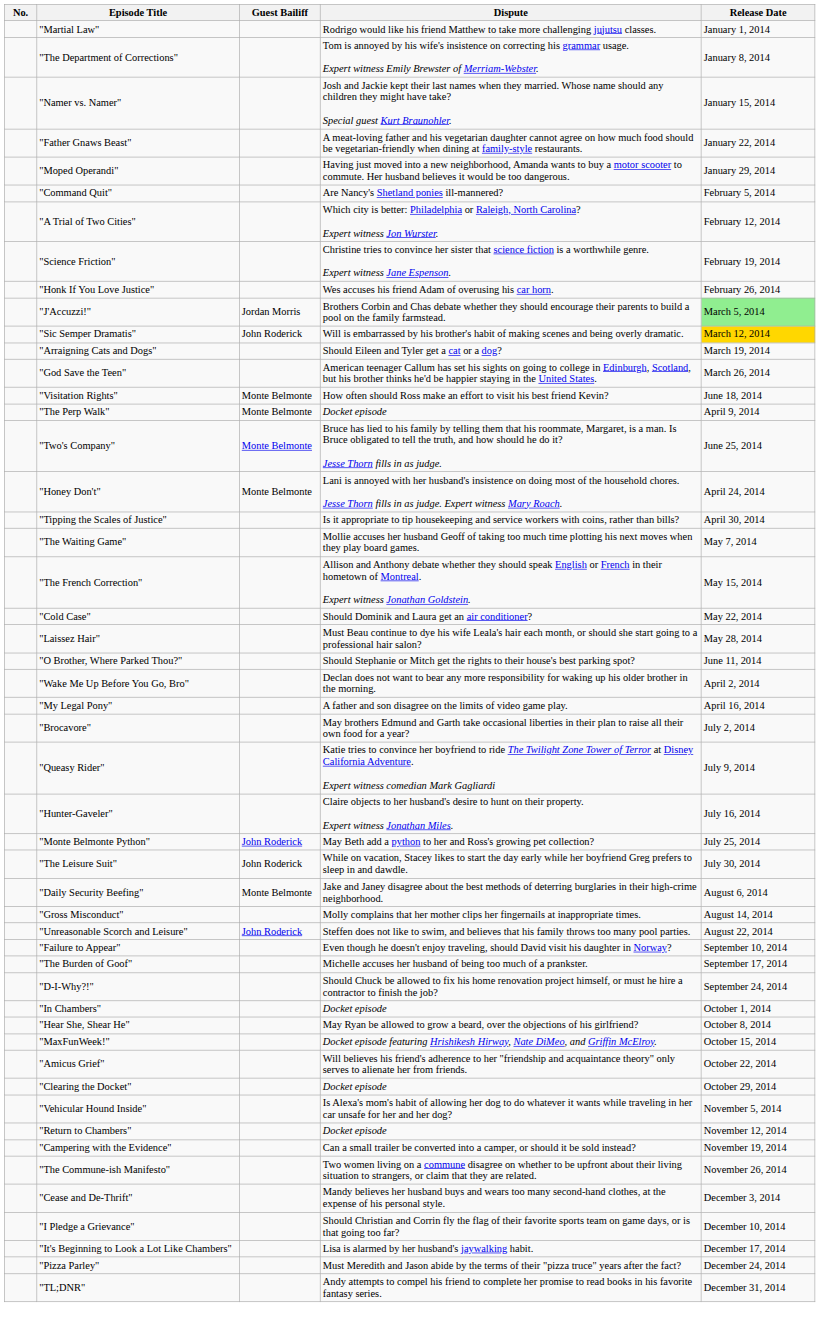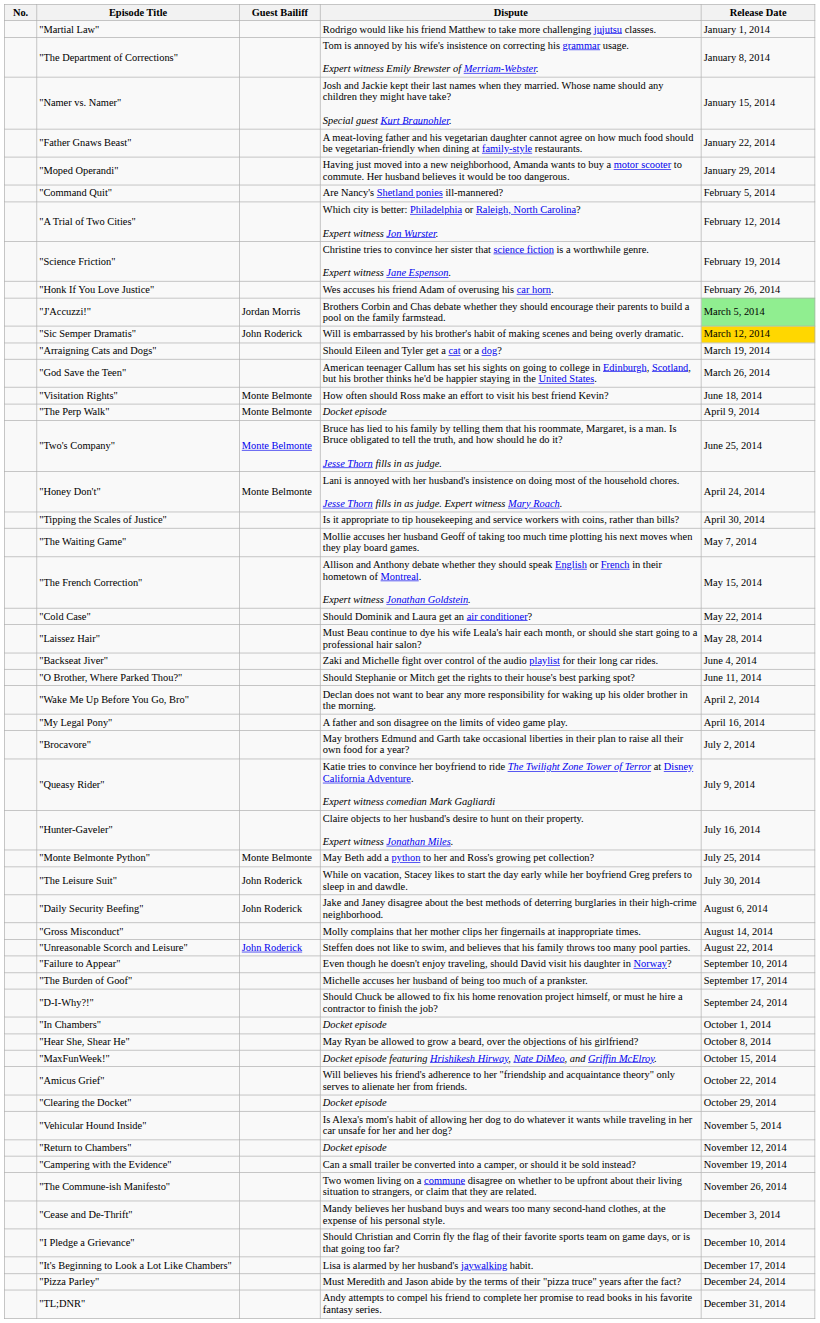+ row: (74, 661)
(272, 842) John Roderick -> (277, 858) Monte Belmonte
(277, 892) Monte Belmonte -> (272, 909) John Roderick
